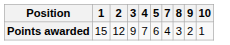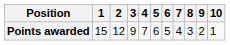+ column: (167, 13)
